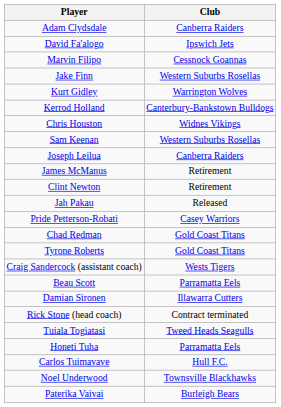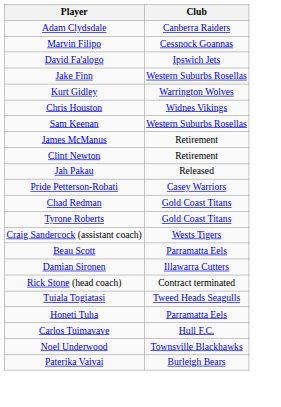rows swapped: (74, 44) <-> (74, 60)
- row: (74, 108)
- row: (74, 156)
